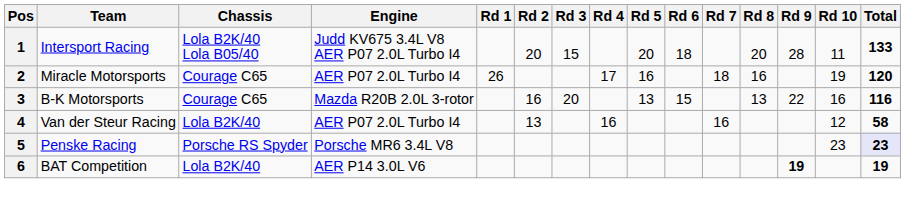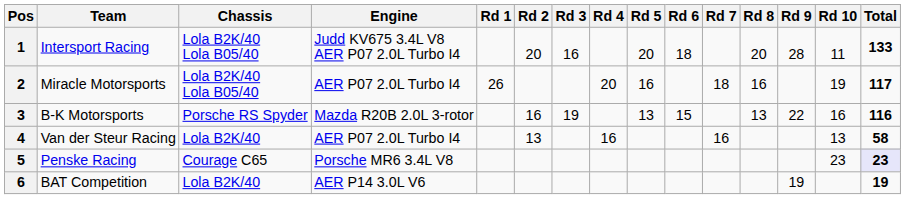(571, 55) 15 -> (571, 55) 16
(225, 77) Courage C65 -> (221, 85) Lola B2K/40 Lola B05/40
(609, 77) 17 -> (609, 85) 20
(880, 77) 120 -> (880, 85) 117
(225, 100) Courage C65 -> (245, 115) Porsche RS Spyder
(571, 100) 20 -> (571, 115) 19
(838, 122) 12 -> (838, 138) 13
(245, 145) Porsche RS Spyder -> (225, 160) Courage C65
(796, 167) bold -> (796, 183) normal
